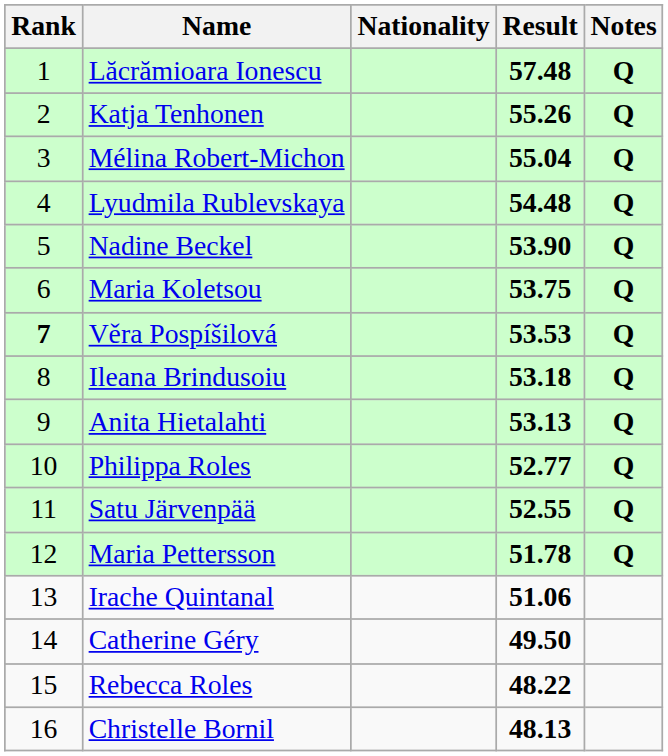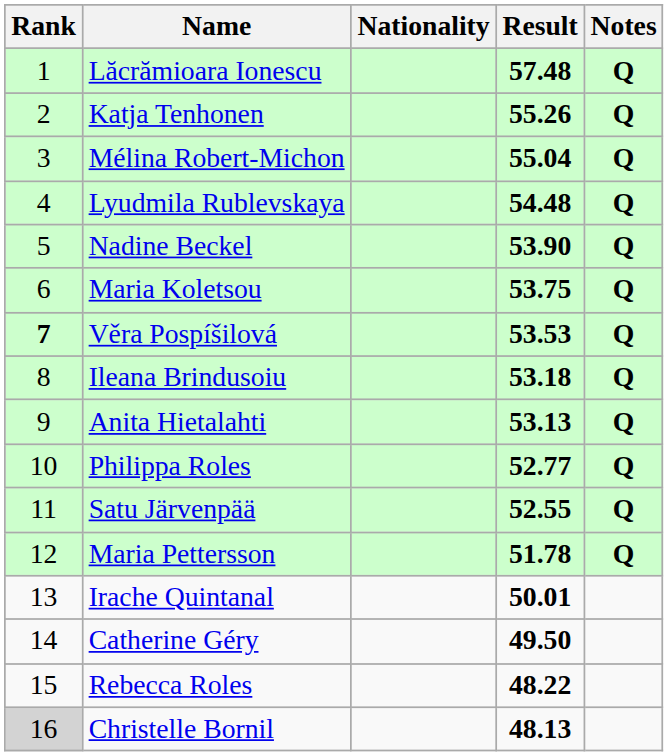(540, 597) 51.06 -> (540, 597) 50.01
(44, 728) no background -> (44, 728) lightgrey background
